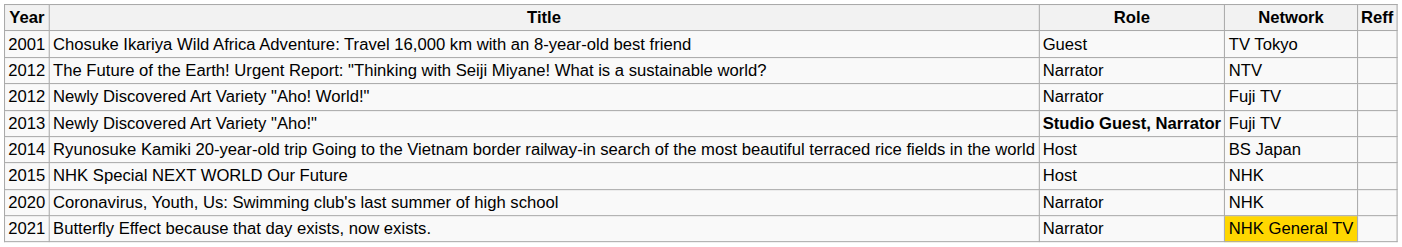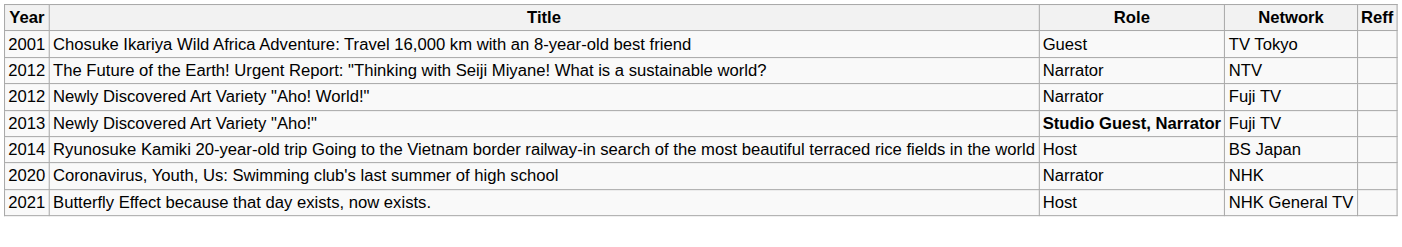- row: (200, 176)
(1073, 228) Narrator -> (1060, 202) Host
(1291, 228) gold background -> (1291, 202) no background
